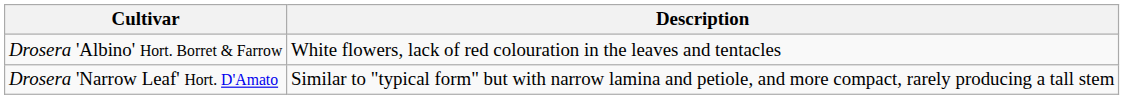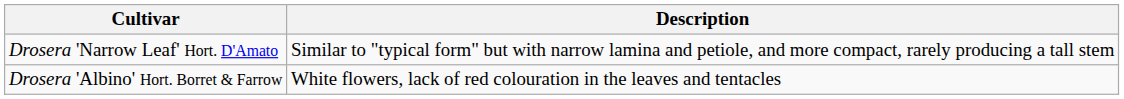rows swapped: (146, 49) <-> (144, 79)
